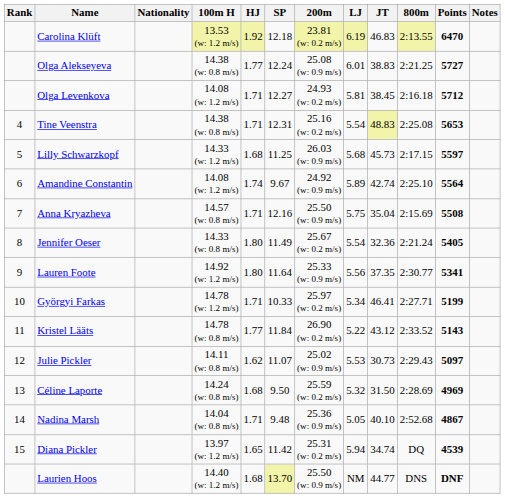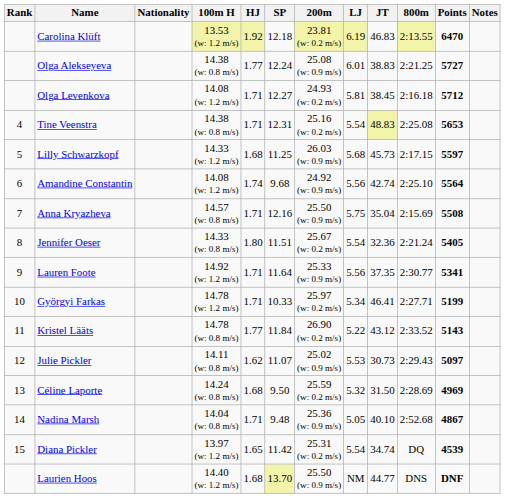(280, 183) 9.67 -> (280, 183) 9.68
(356, 183) 5.89 -> (356, 183) 5.56
(280, 242) 11.49 -> (280, 242) 11.51
(253, 272) 1.80 -> (253, 272) 1.71
(356, 449) 5.94 -> (356, 449) 5.54
